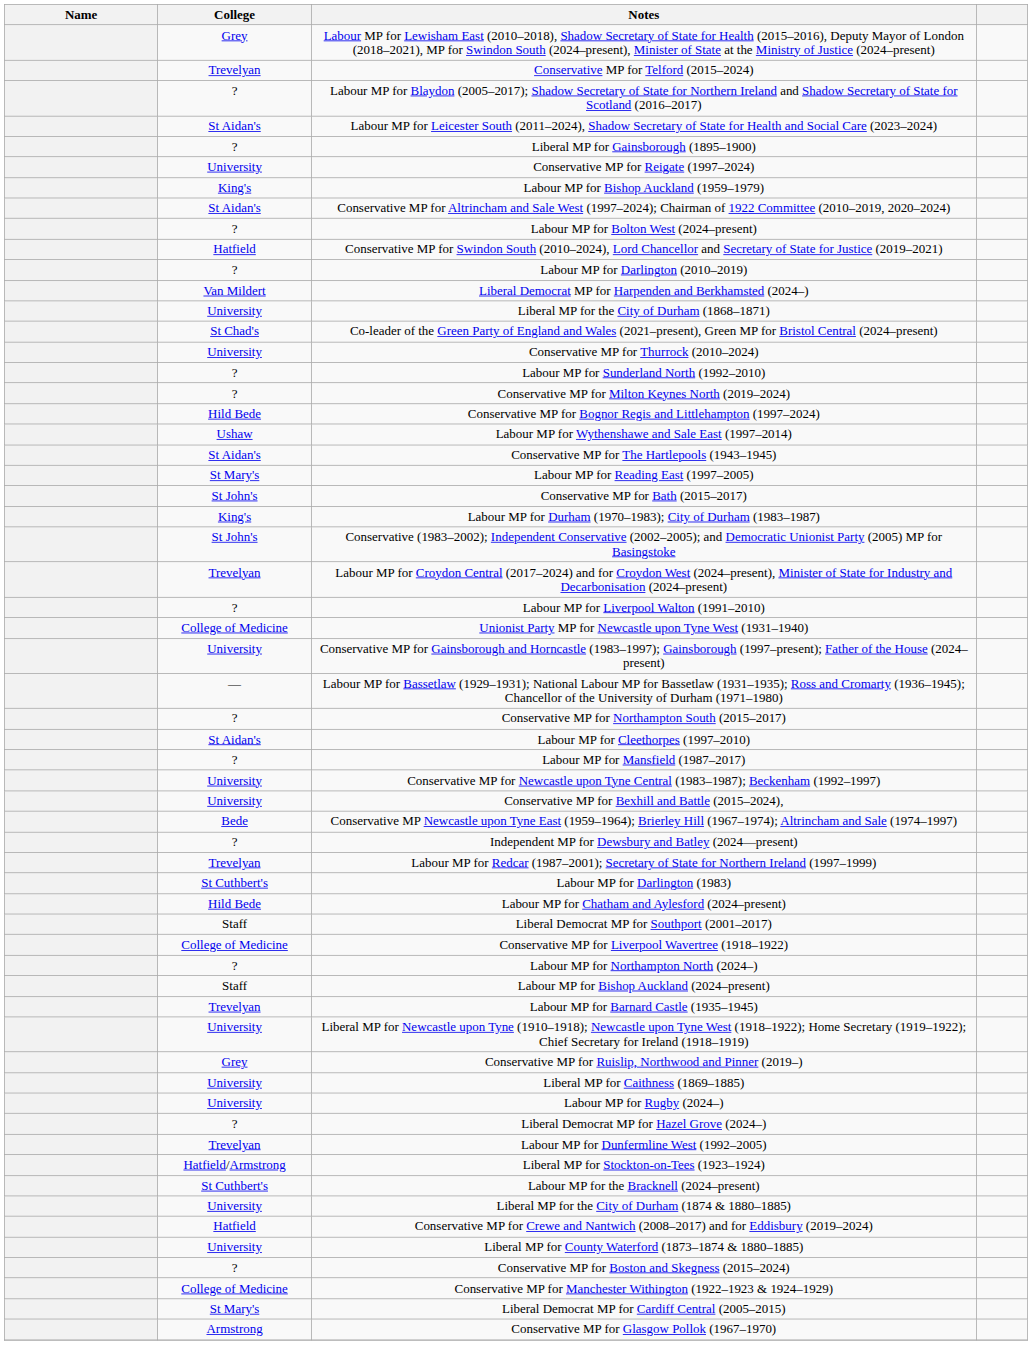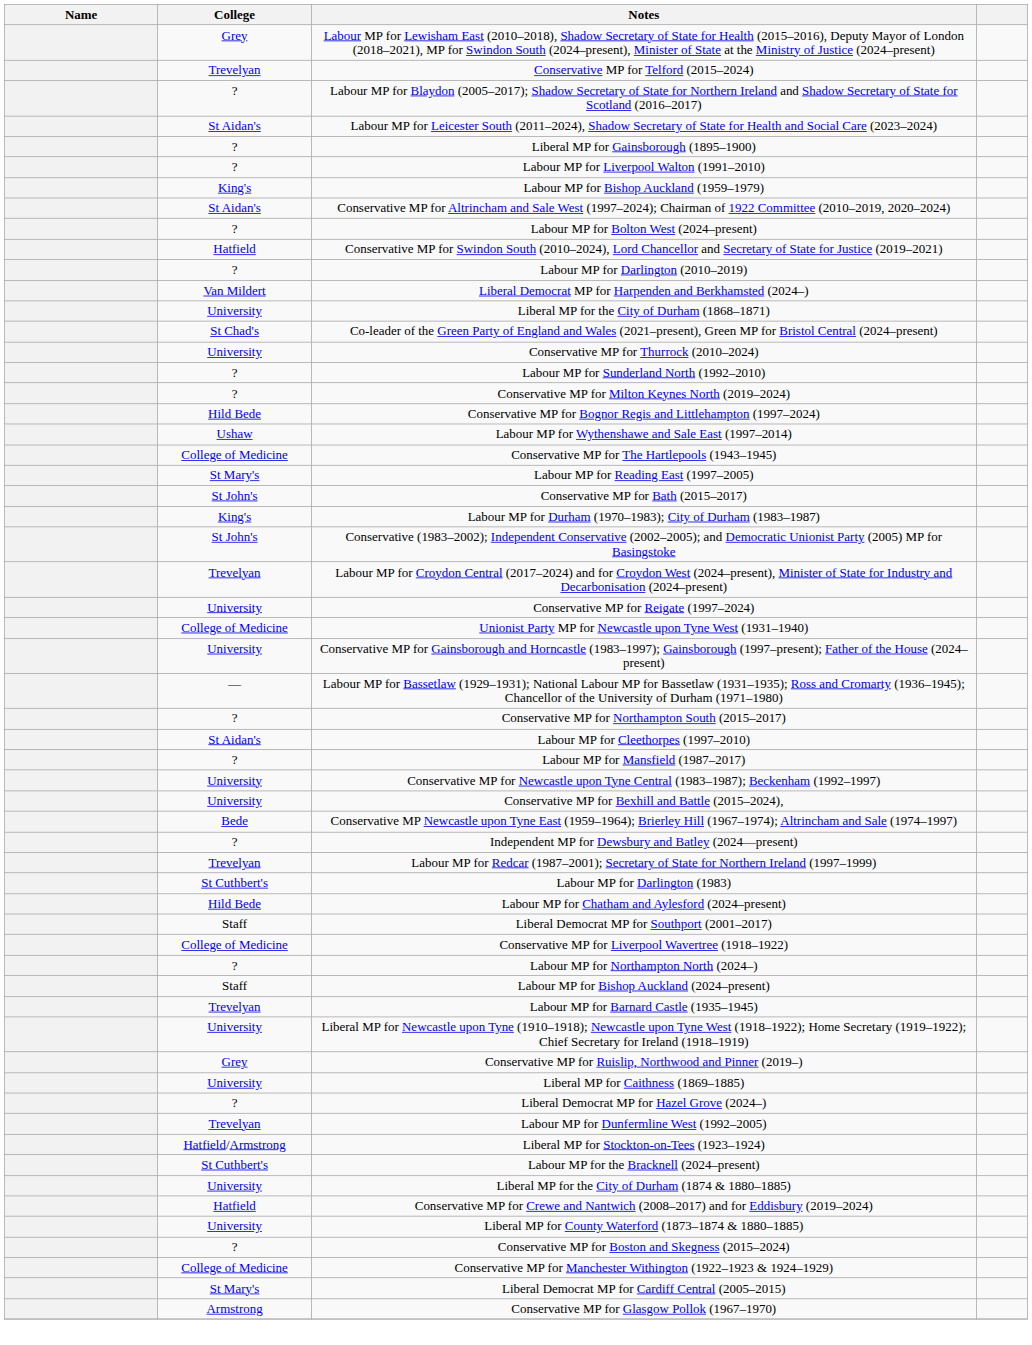rows swapped: (644, 167) <-> (644, 607)
(235, 455) St Aidan's -> (235, 455) College of Medicine
- row: (644, 1103)
